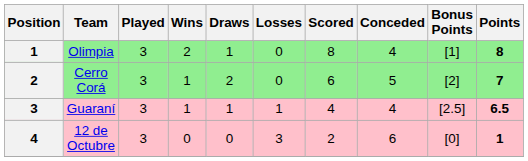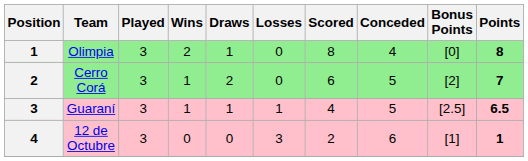(452, 51) [1] -> (452, 51) [0]
(392, 109) 4 -> (392, 109) 5
(452, 138) [0] -> (452, 138) [1]
